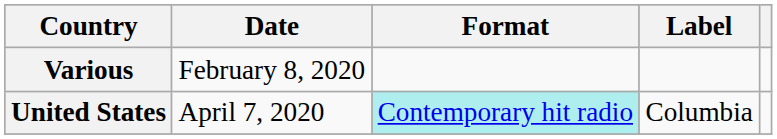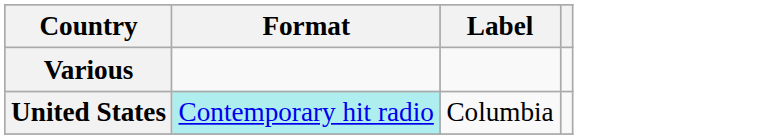- column: (272, 26)
